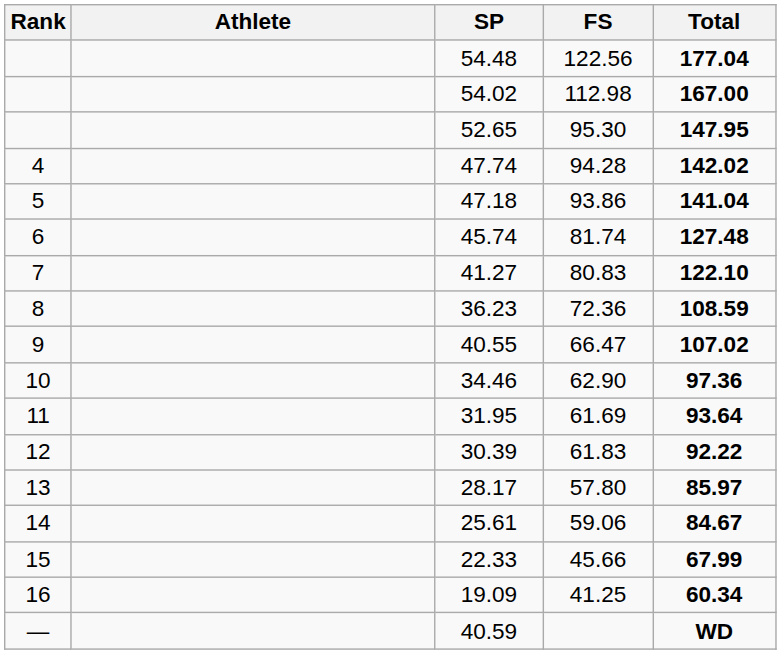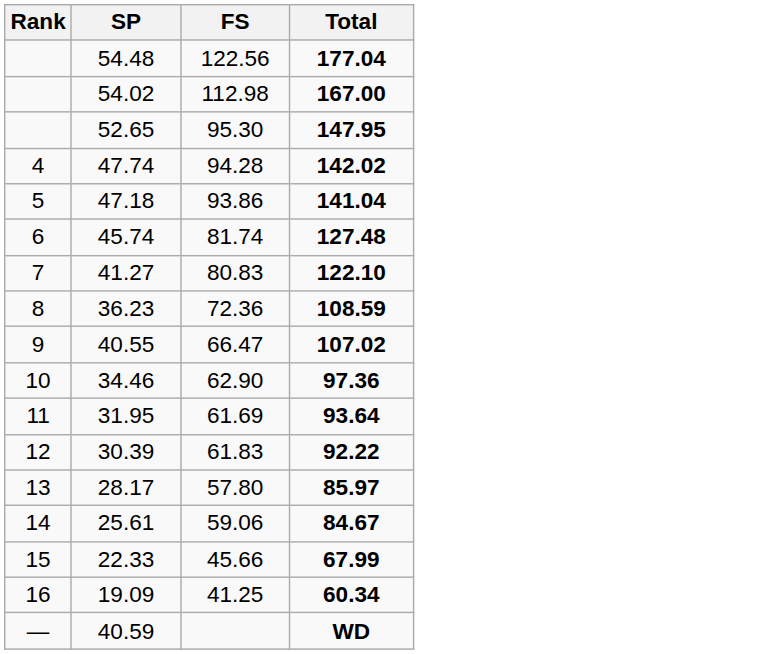- column: (253, 22)
